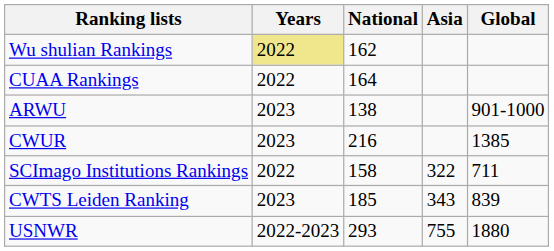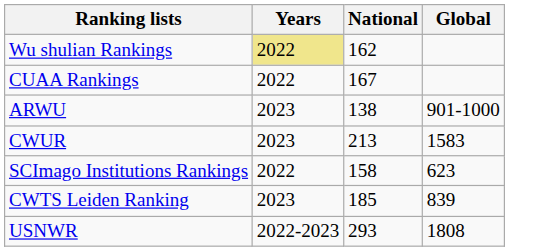- column: (445, 19)
(362, 79) 164 -> (362, 79) 167
(362, 140) 216 -> (362, 140) 213
(491, 140) 1385 -> (446, 140) 1583
(485, 170) 711 -> (441, 170) 623
(491, 230) 1880 -> (446, 230) 1808
